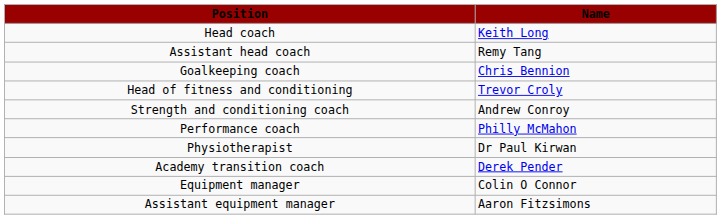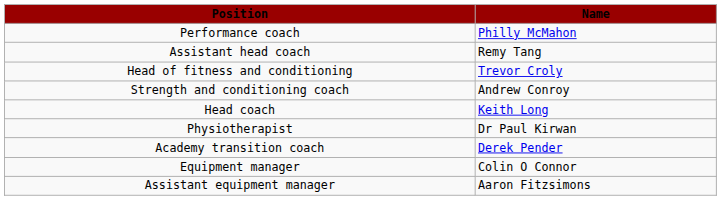rows swapped: (240, 33) <-> (240, 128)
- row: (240, 71)
